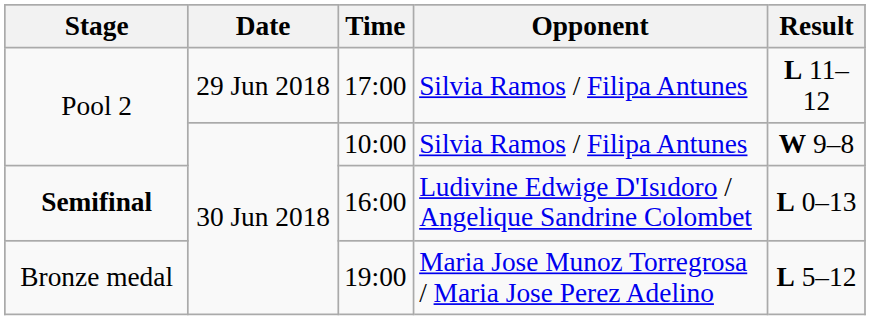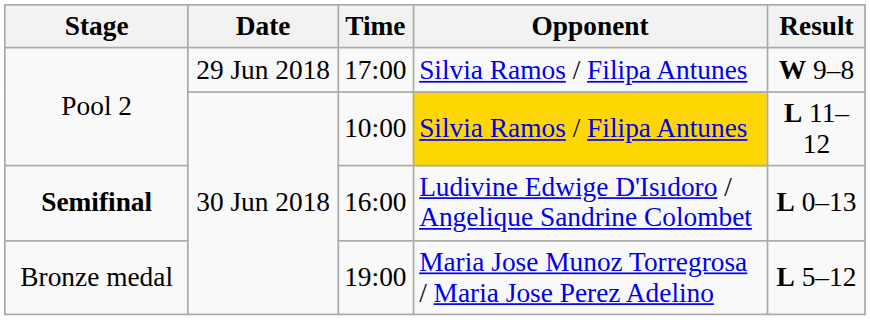(816, 84) L 11–12 -> (816, 69) W 9–8
(583, 143) no background -> (583, 128) gold background
(816, 143) W 9–8 -> (816, 128) L 11–12
